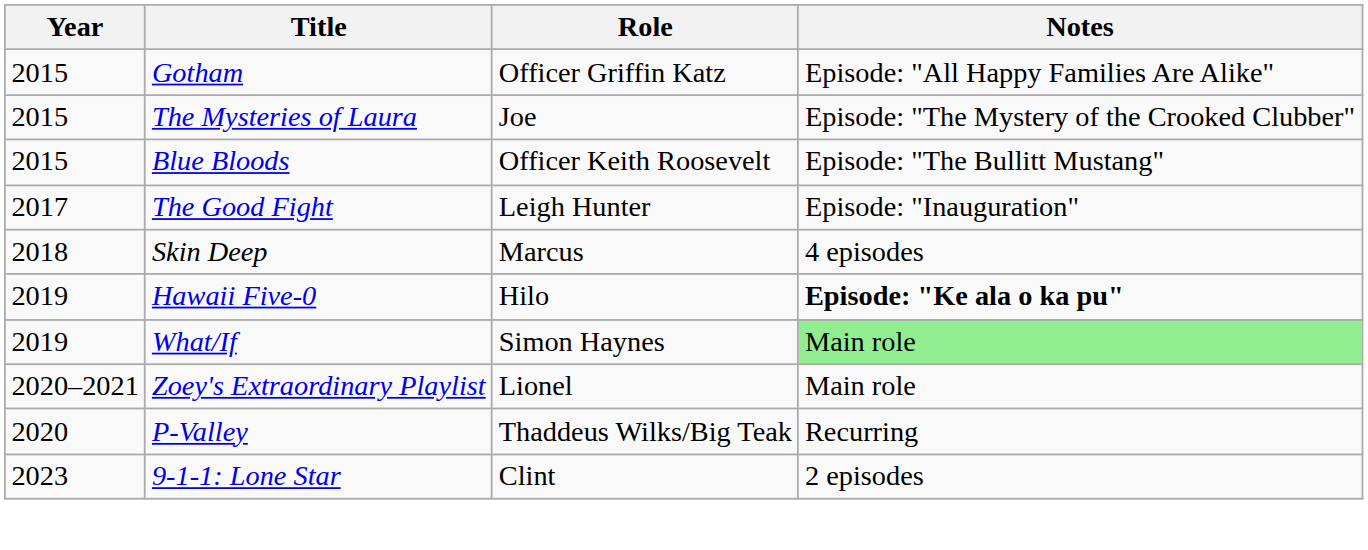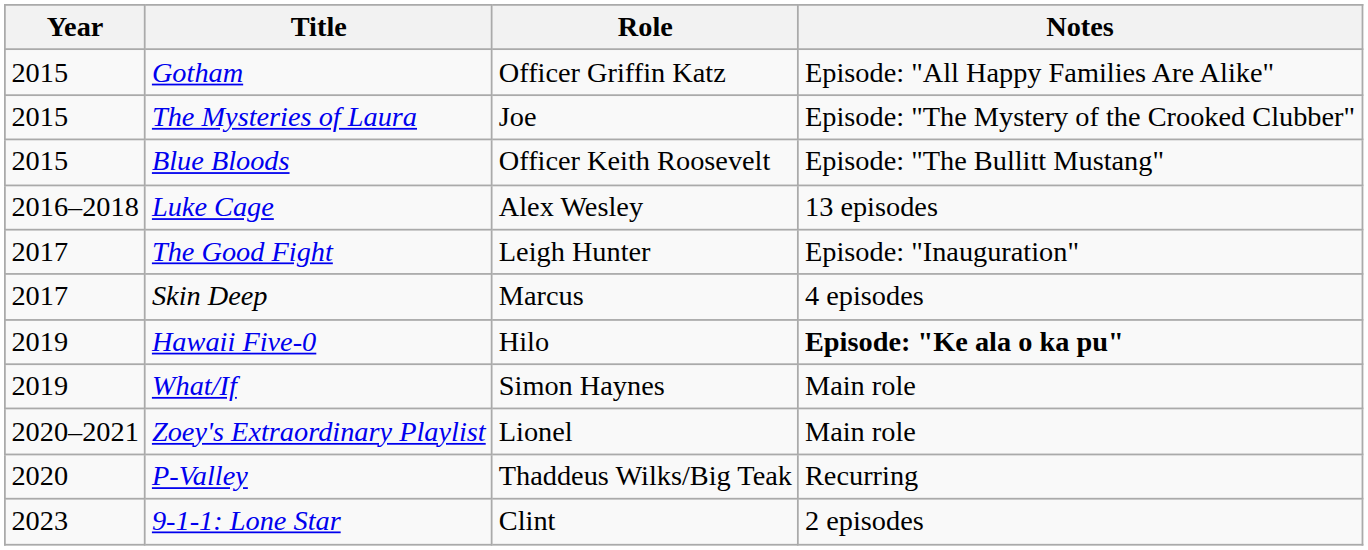+ row: (213, 206)
(40, 251) 2018 -> (40, 296) 2017
(860, 341) lightgreen background -> (860, 386) no background
